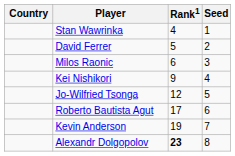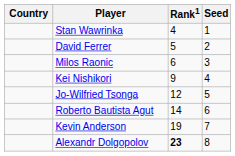(176, 111) 17 -> (176, 111) 14
